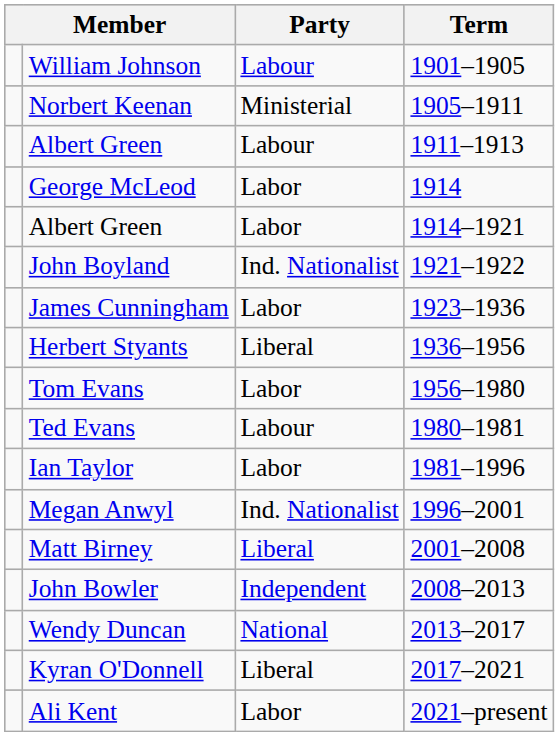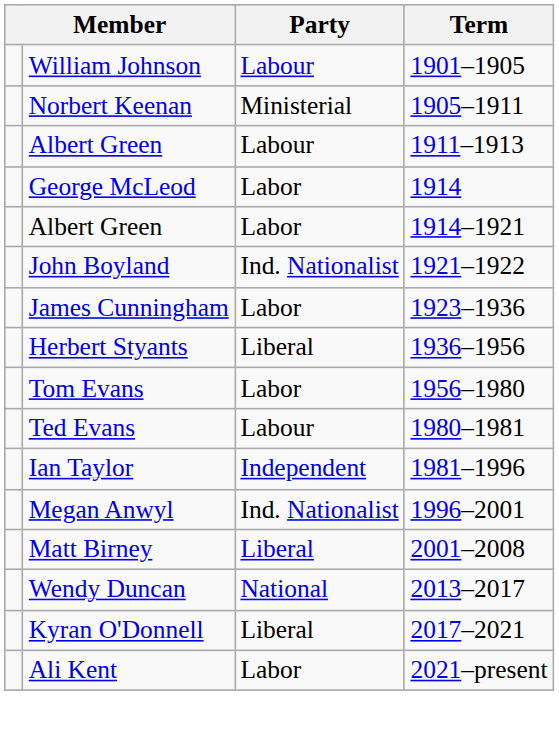(271, 468) Labor -> (303, 468) Independent
- row: (93, 589)
